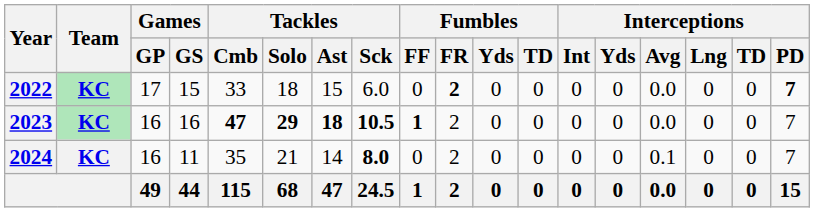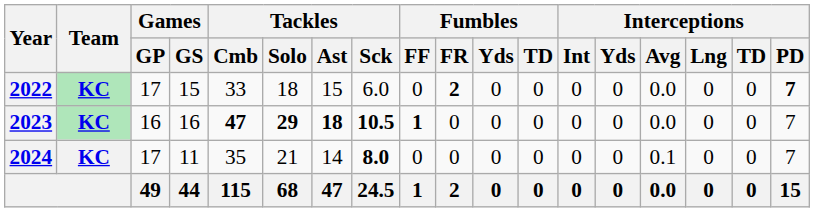(454, 122) 2 -> (454, 122) 0
(150, 156) 16 -> (150, 156) 17
(454, 156) 2 -> (454, 156) 0
